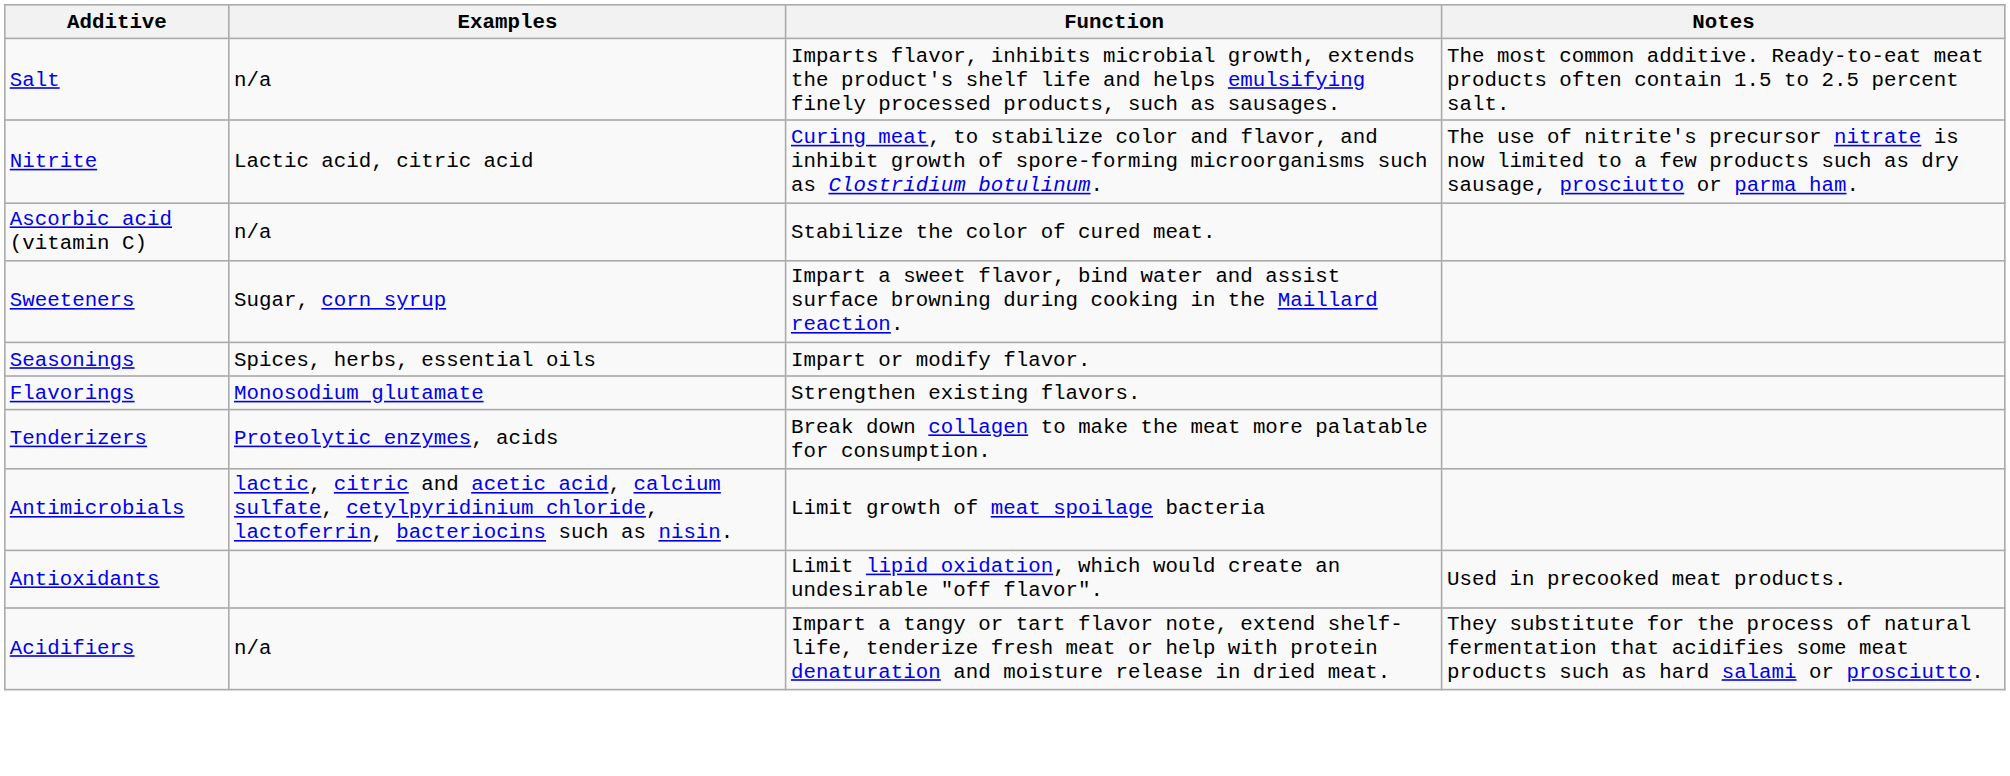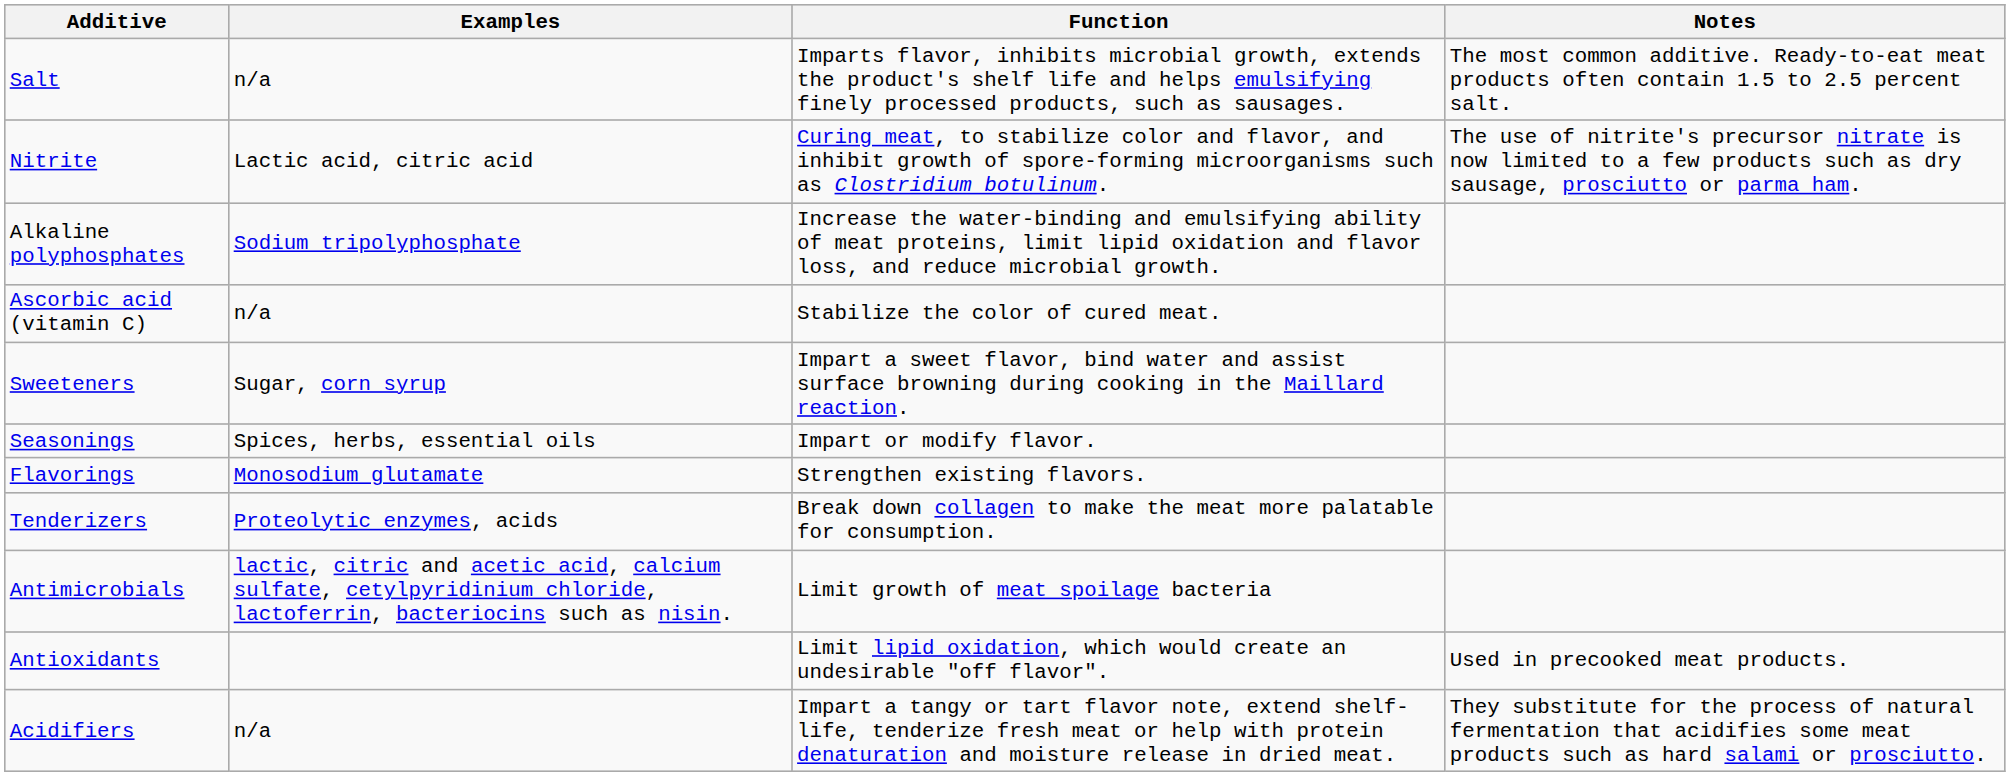+ row: (97, 243)
